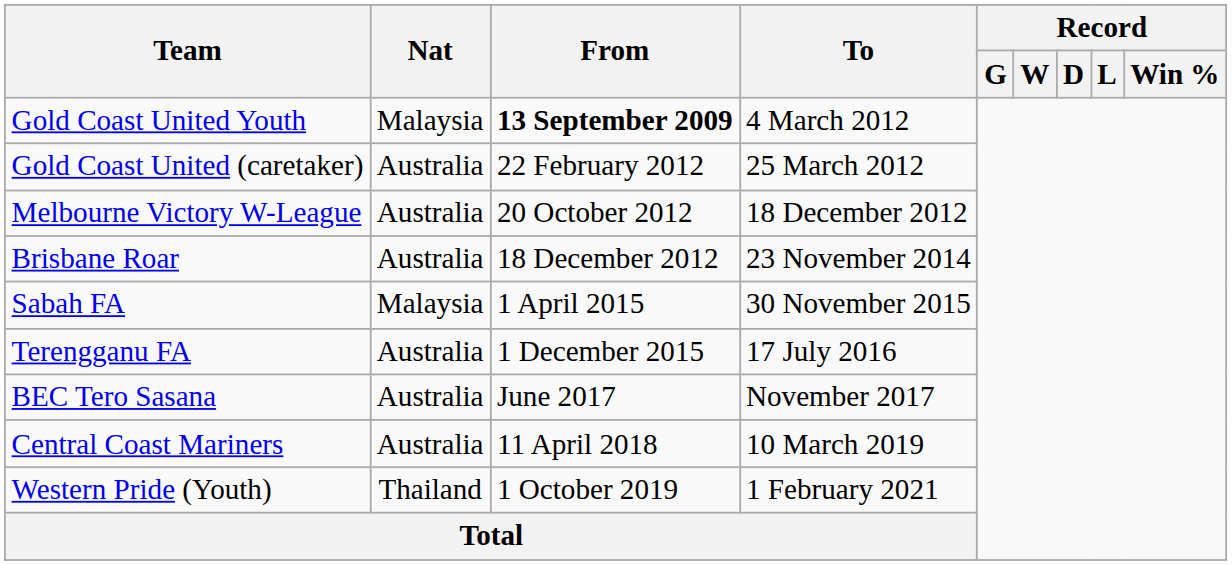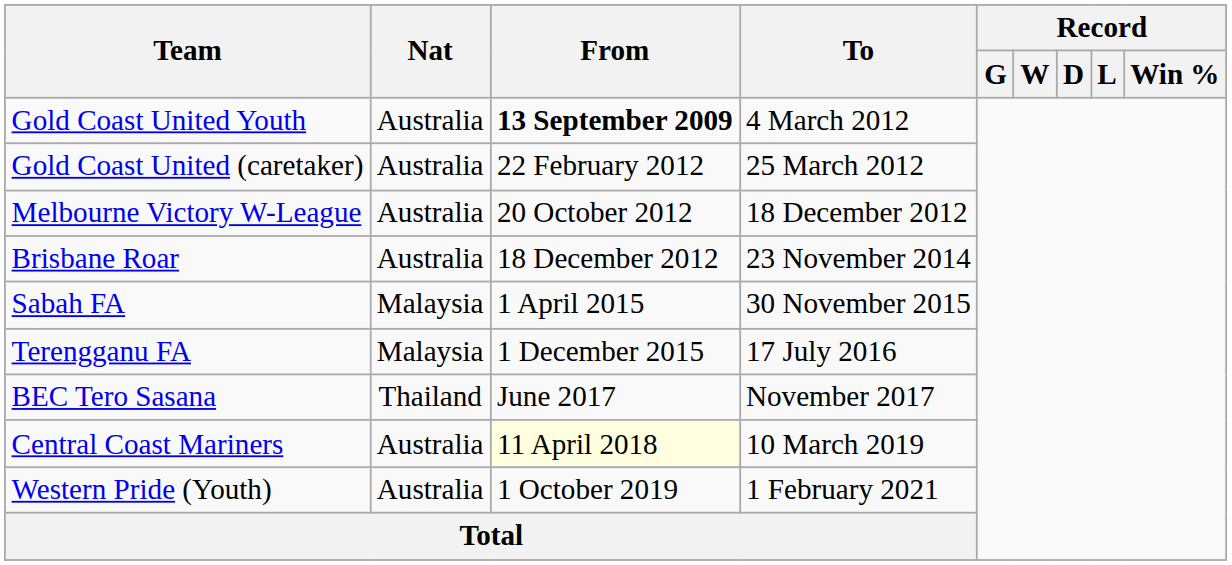(430, 119) Malaysia -> (430, 119) Australia
(430, 350) Australia -> (430, 350) Malaysia
(430, 397) Australia -> (430, 397) Thailand
(577, 443) no background -> (577, 443) lightyellow background
(430, 489) Thailand -> (430, 489) Australia
